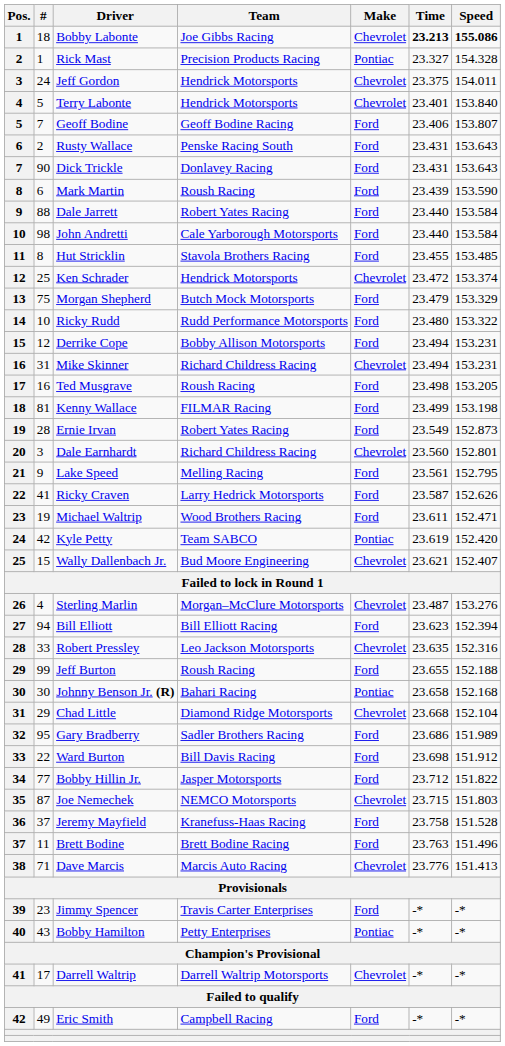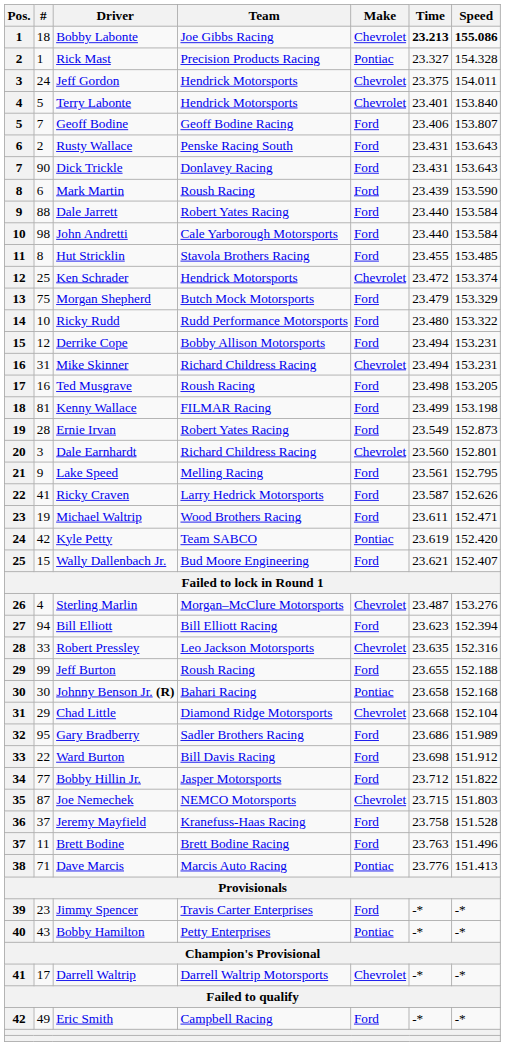(380, 560) Chevrolet -> (366, 560) Ford
(380, 865) Chevrolet -> (374, 865) Pontiac
